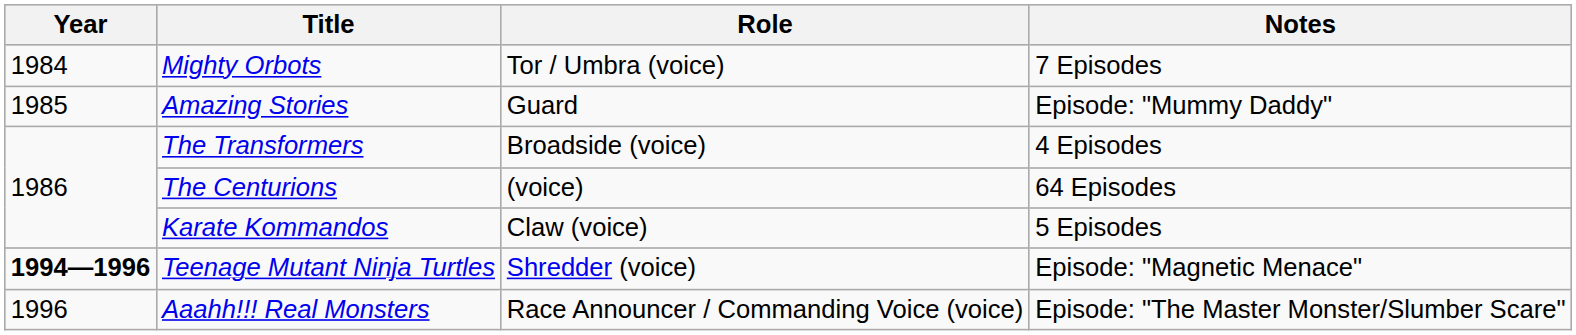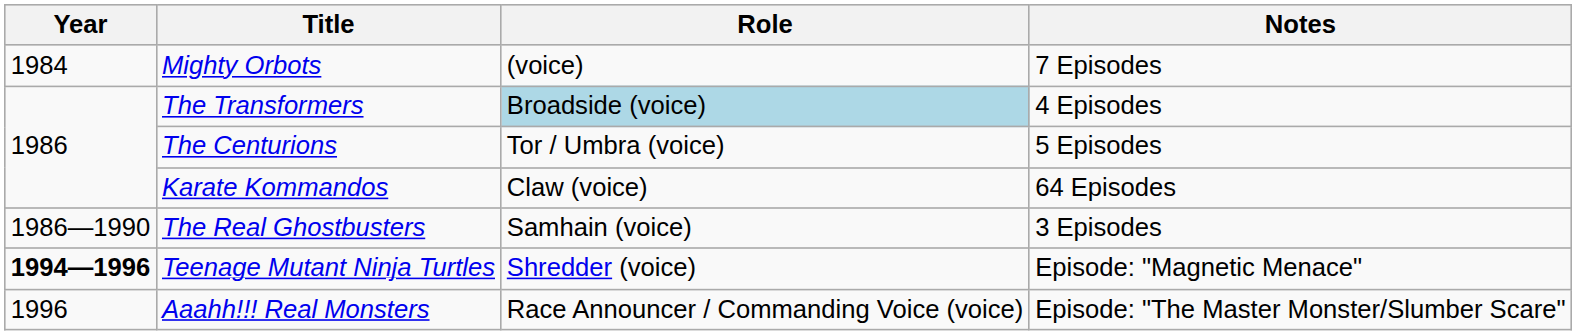(616, 65) Tor / Umbra (voice) -> (545, 65) (voice)
- row: (255, 106)
(606, 146) no background -> (606, 106) lightblue background
(545, 187) (voice) -> (616, 146) Tor / Umbra (voice)
(1106, 187) 64 Episodes -> (1098, 146) 5 Episodes
(1098, 227) 5 Episodes -> (1106, 187) 64 Episodes
+ row: (294, 227)
